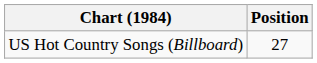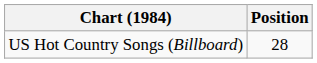(280, 44) 27 -> (280, 44) 28
